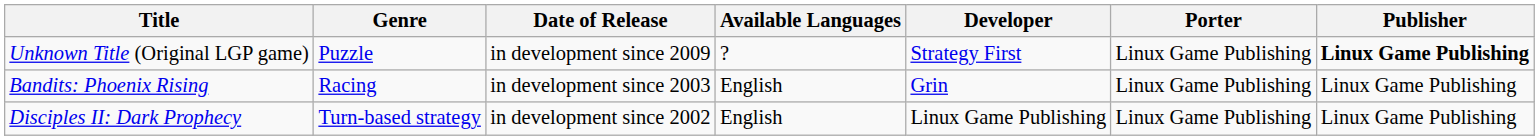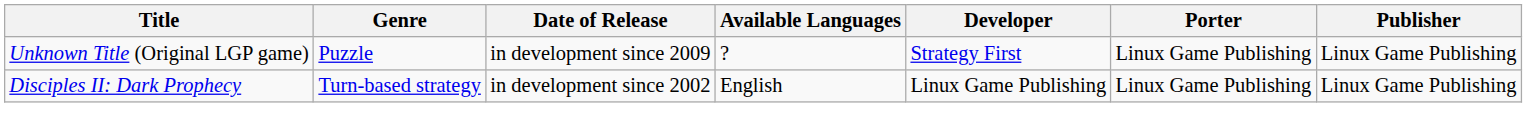(1425, 53) bold -> (1419, 53) normal
- row: (109, 85)
